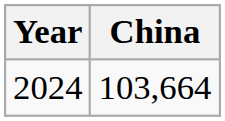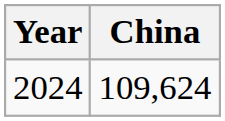(155, 87) 103,664 -> (155, 87) 109,624
